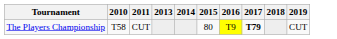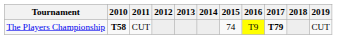+ column: (163, 12)
(118, 27) normal -> (118, 27) bold
(208, 27) 80 -> (231, 27) 74
